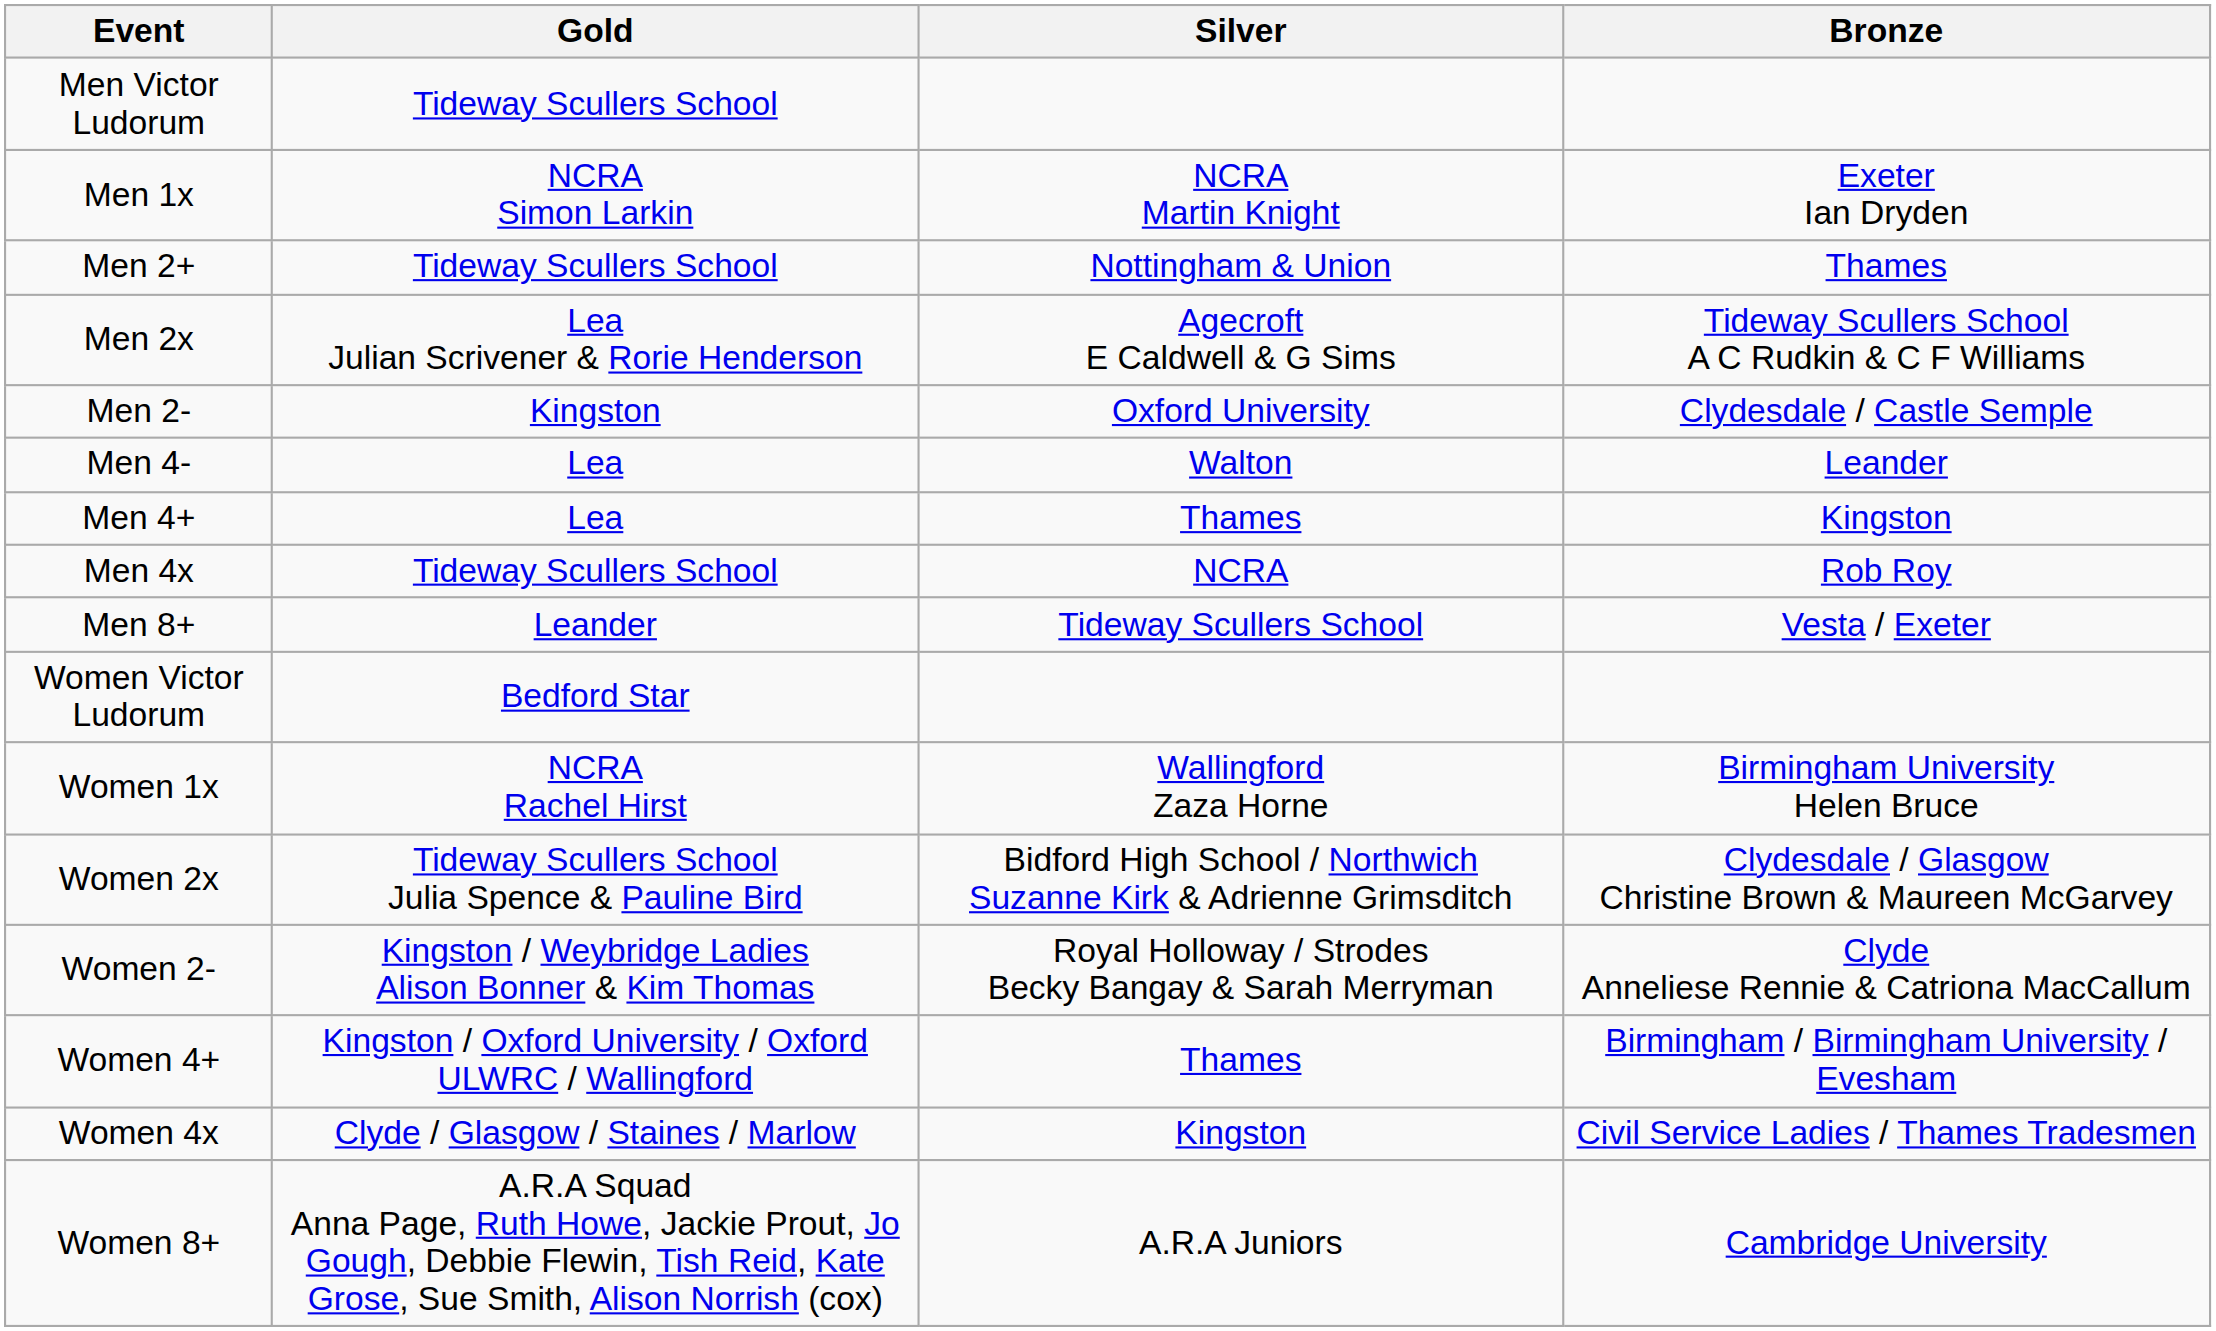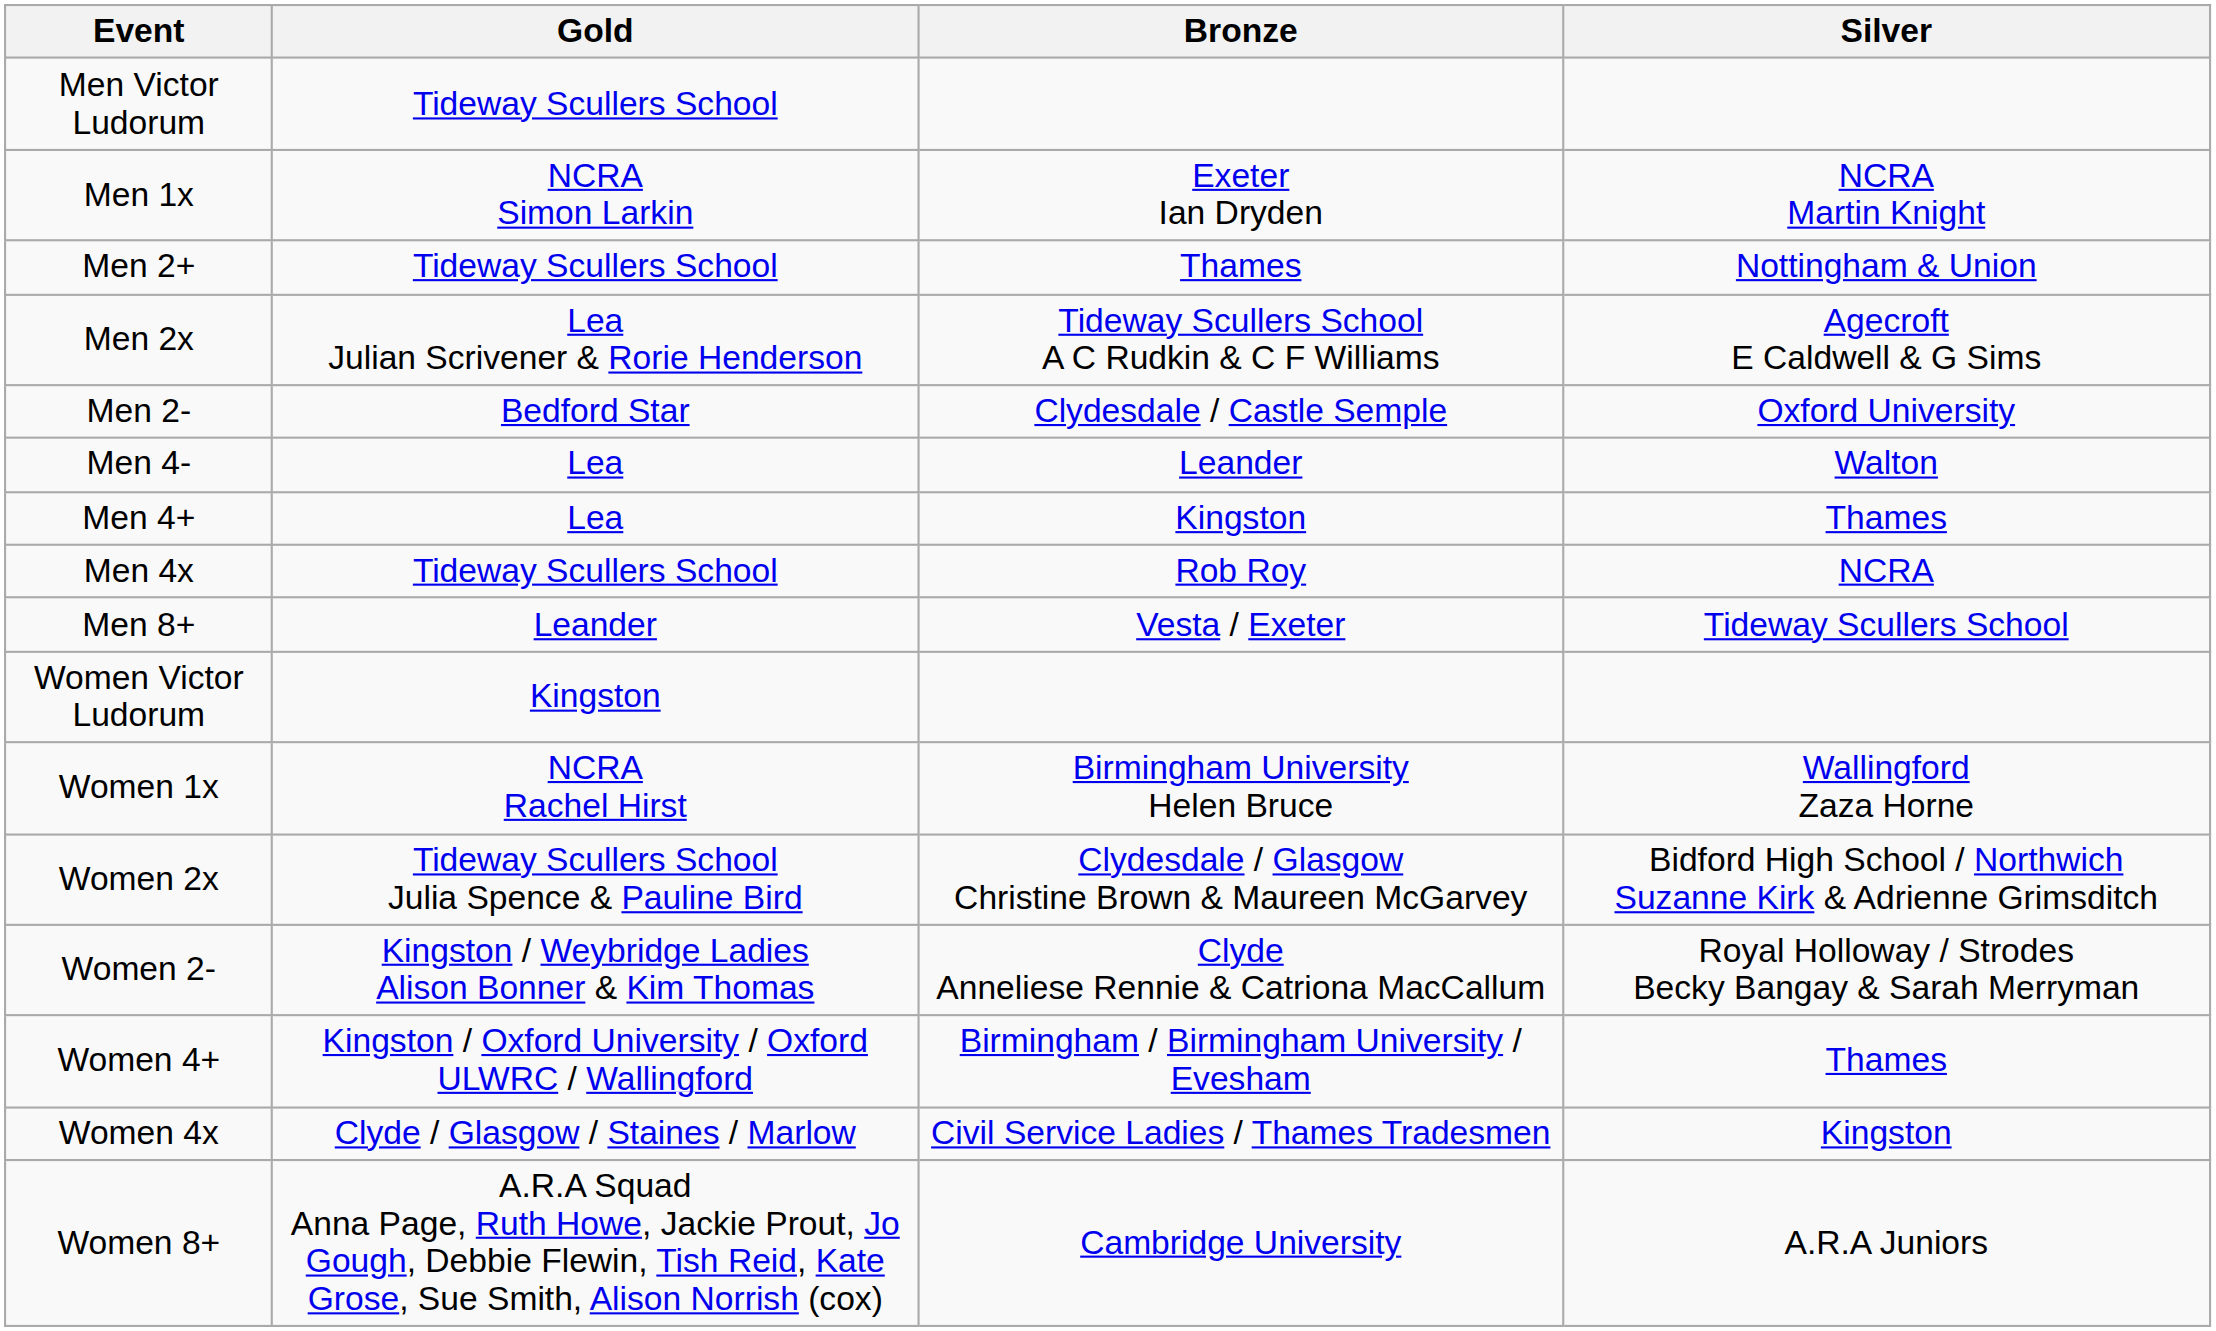columns swapped: (1241, 31) <-> (1886, 31)
(595, 410) Kingston -> (595, 410) Bedford Star
(595, 696) Bedford Star -> (595, 696) Kingston
